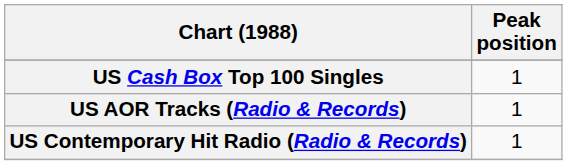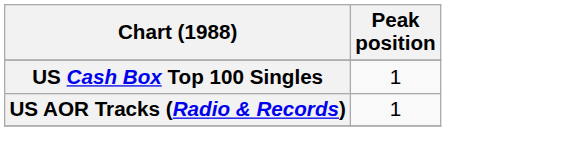- row: (238, 142)
